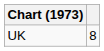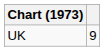(93, 35) 8 -> (93, 35) 9
